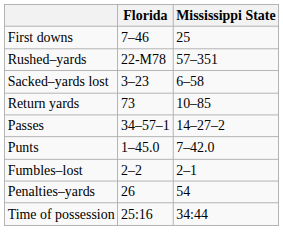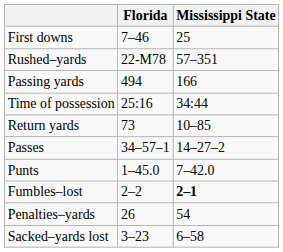+ row: (46, 81)
rows swapped: (58, 81) <-> (61, 214)
(187, 170) normal -> (187, 192) bold
